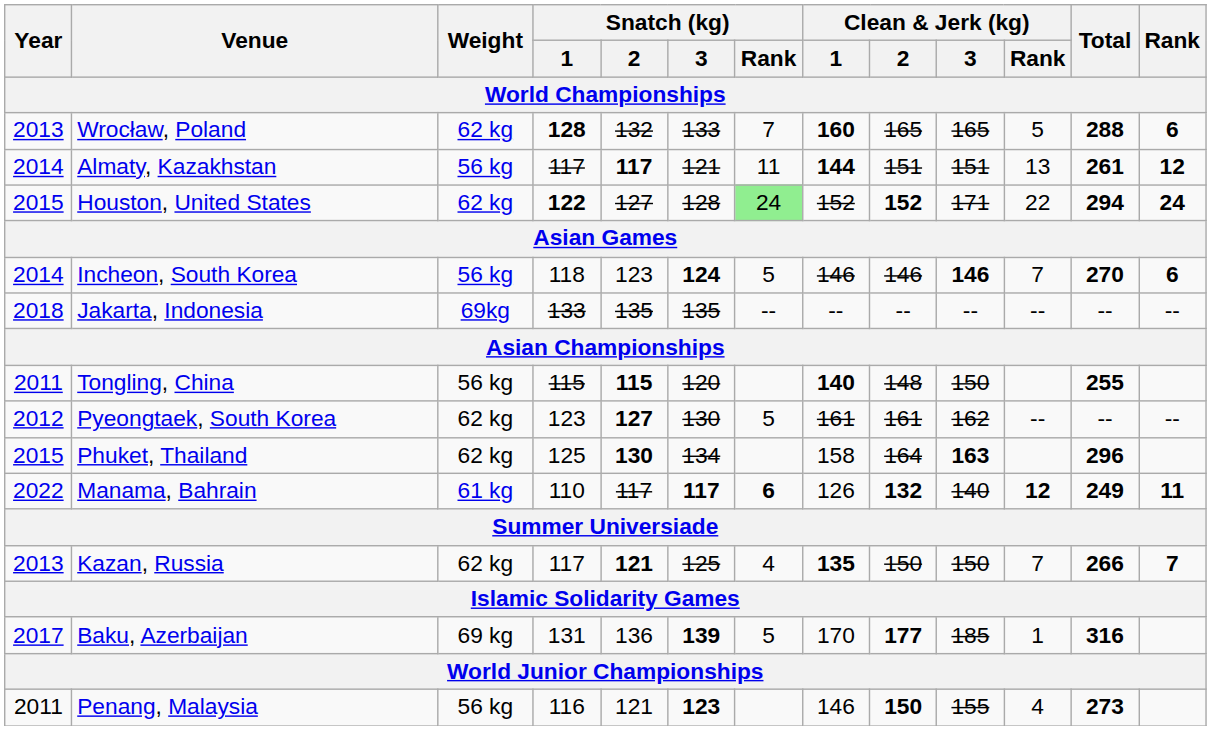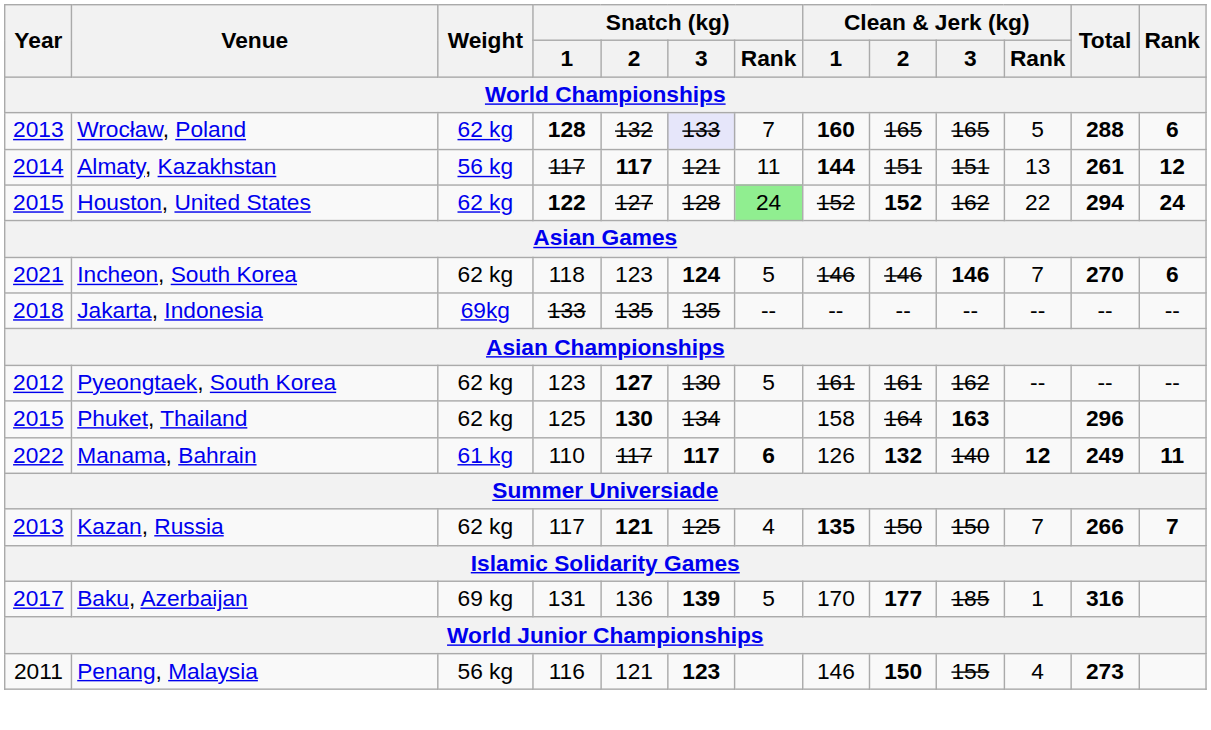(701, 130) no background -> (701, 130) lavender background
(970, 202) 171 -> (970, 202) 162
(38, 274) 2014 -> (38, 274) 2021
(485, 274) 56 kg -> (485, 274) 62 kg
- row: (156, 382)
